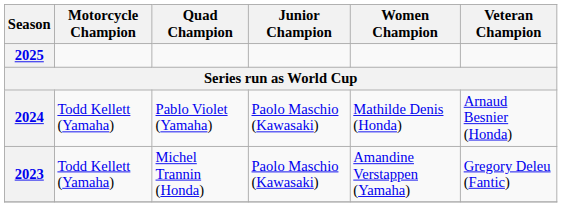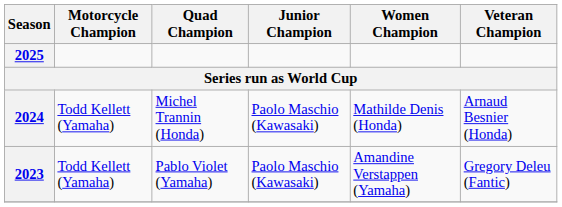(192, 118) Pablo Violet (Yamaha) -> (180, 118) Michel Trannin (Honda)
(180, 173) Michel Trannin (Honda) -> (192, 173) Pablo Violet (Yamaha)
